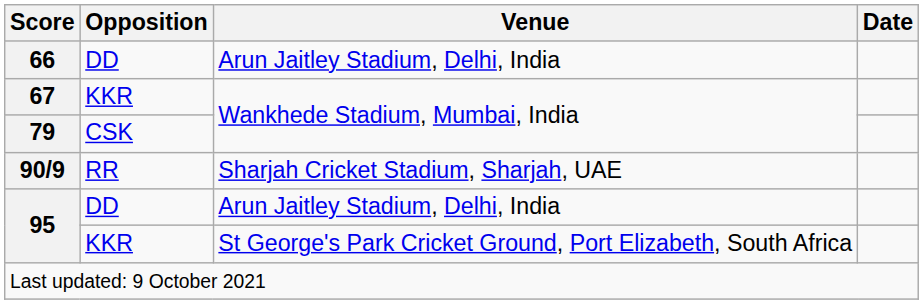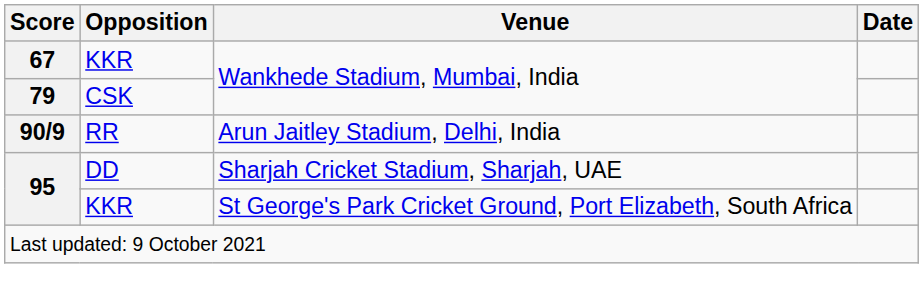- row: (42, 59)
(420, 170) Sharjah Cricket Stadium, Sharjah, UAE -> (389, 133) Arun Jaitley Stadium, Delhi, India
(389, 206) Arun Jaitley Stadium, Delhi, India -> (420, 170) Sharjah Cricket Stadium, Sharjah, UAE
